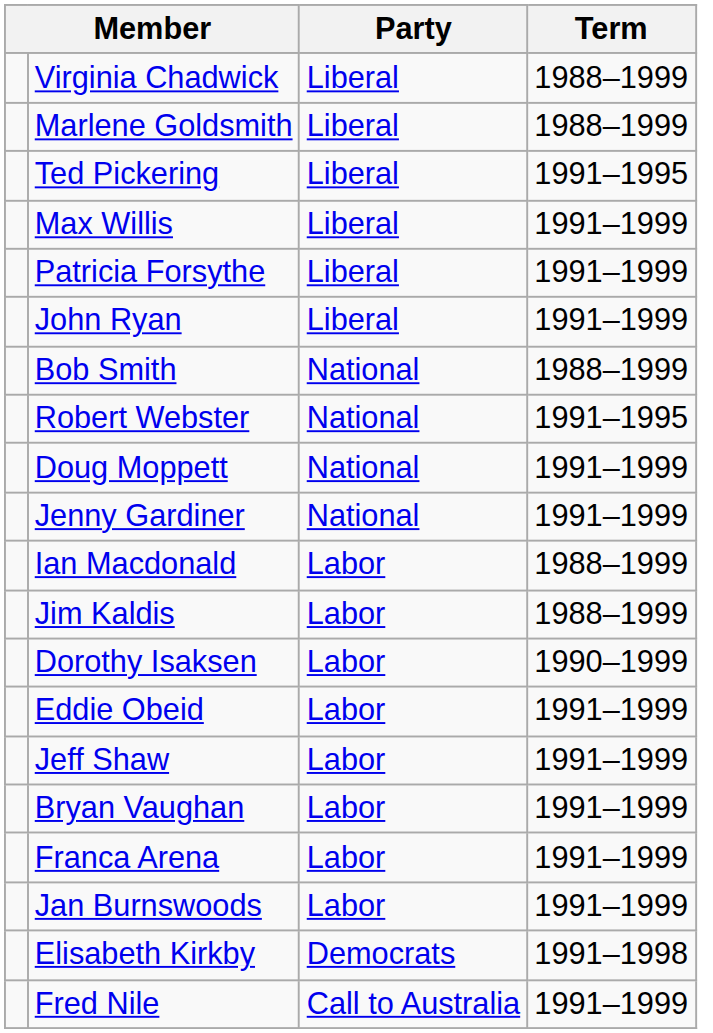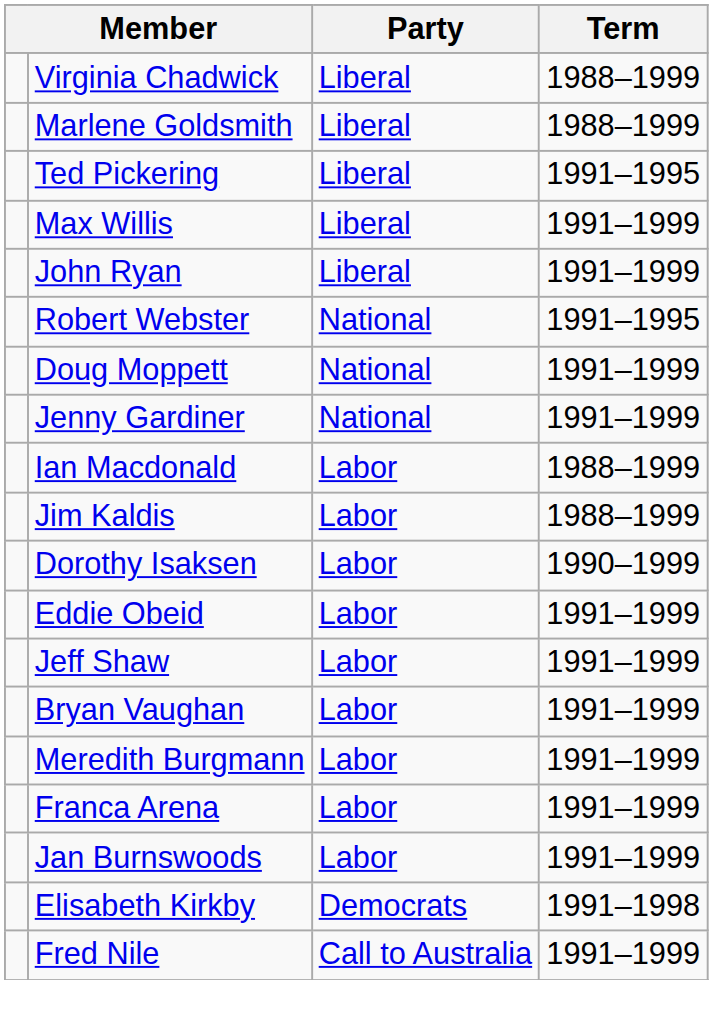- row: (150, 272)
- row: (106, 369)
+ row: (170, 759)
